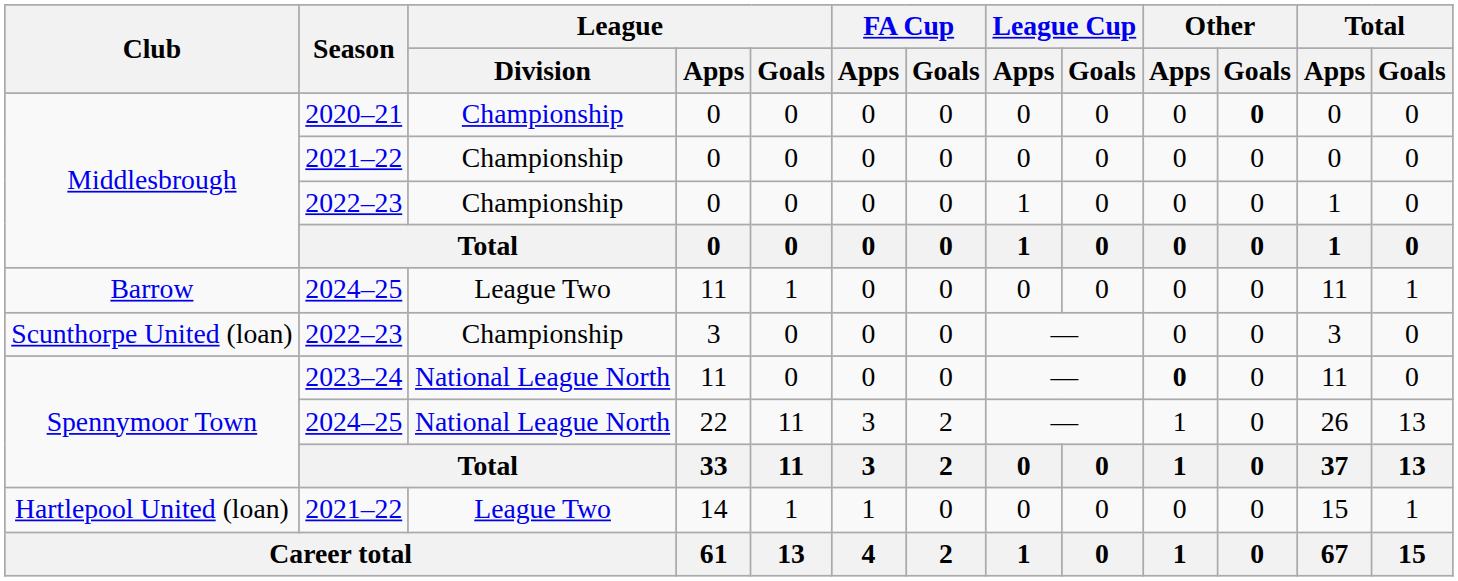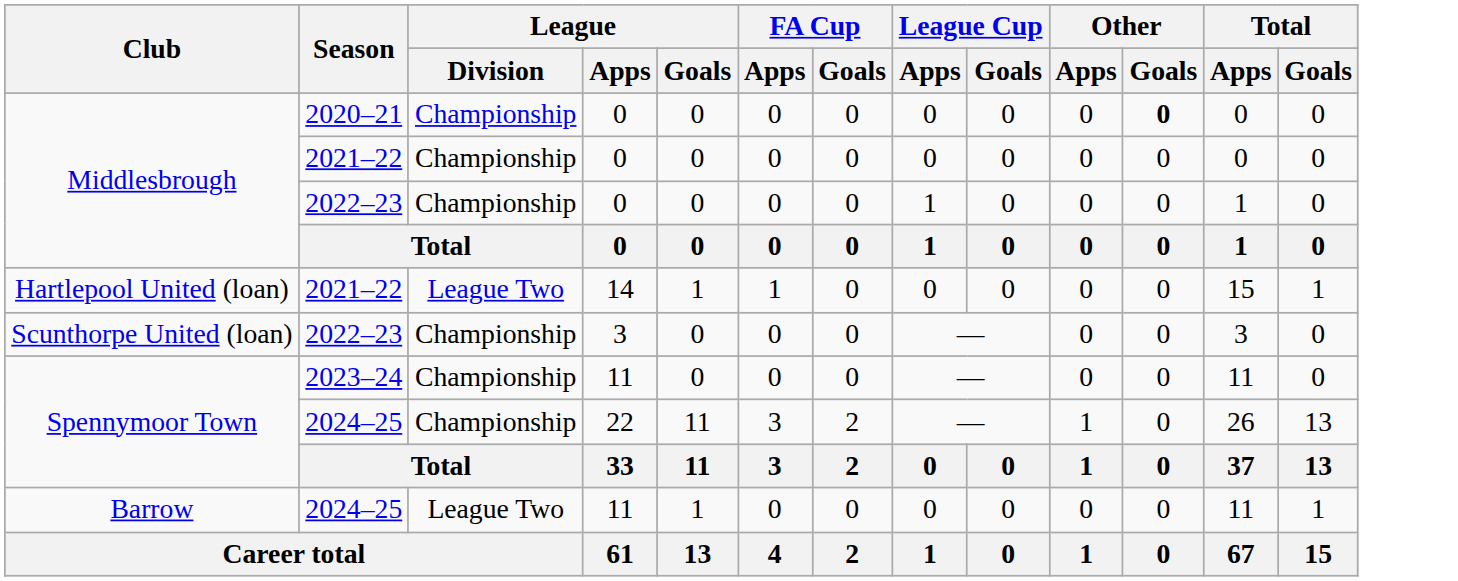rows swapped: (152, 509) <-> (152, 289)
(543, 377) National League North -> (496, 377) Championship
(1180, 377) bold -> (1086, 377) normal
(543, 421) National League North -> (496, 421) Championship
